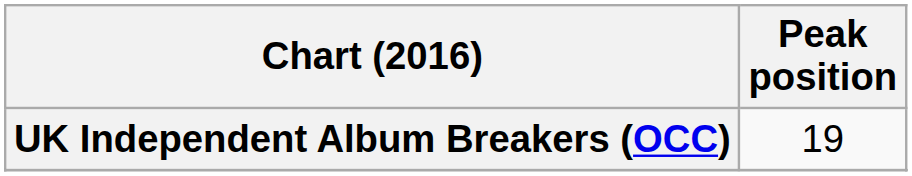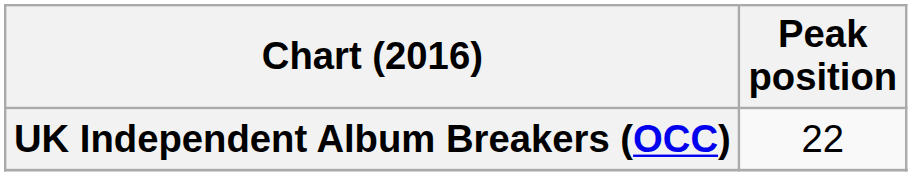(823, 138) 19 -> (823, 138) 22
